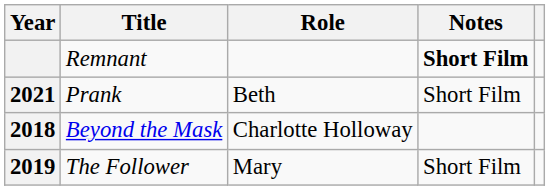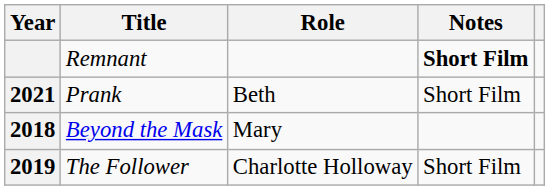(323, 130) Charlotte Holloway -> (257, 130) Mary
(257, 166) Mary -> (323, 166) Charlotte Holloway
